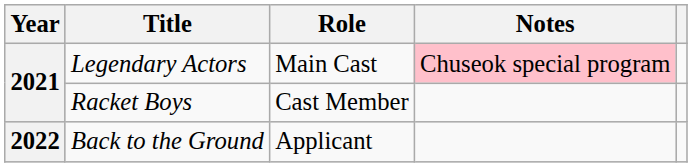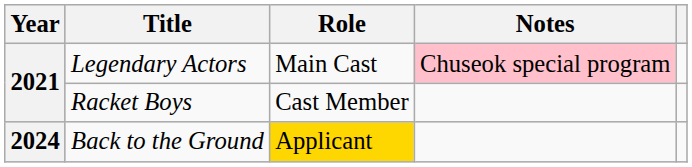(35, 141) 2022 -> (35, 141) 2024
(324, 141) no background -> (324, 141) gold background
